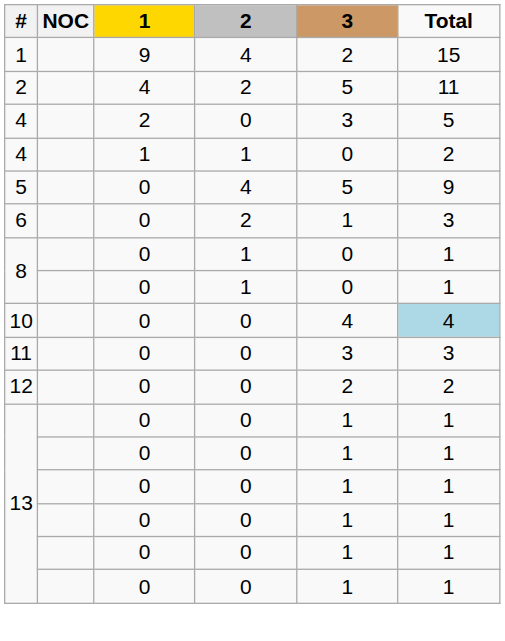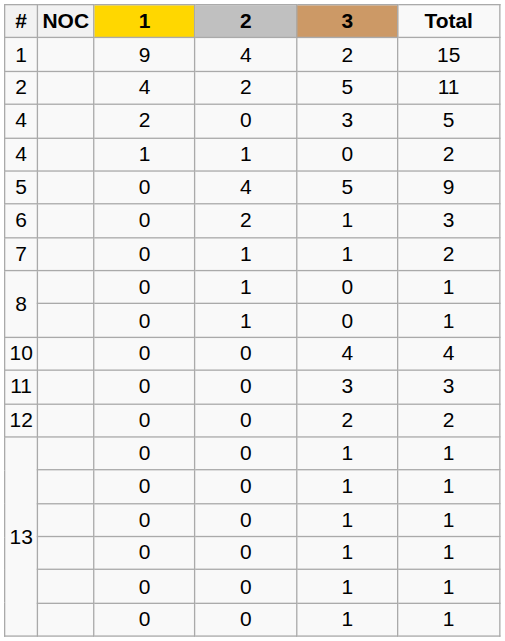+ row: (21, 253)
(449, 320) lightblue background -> (449, 353) no background
